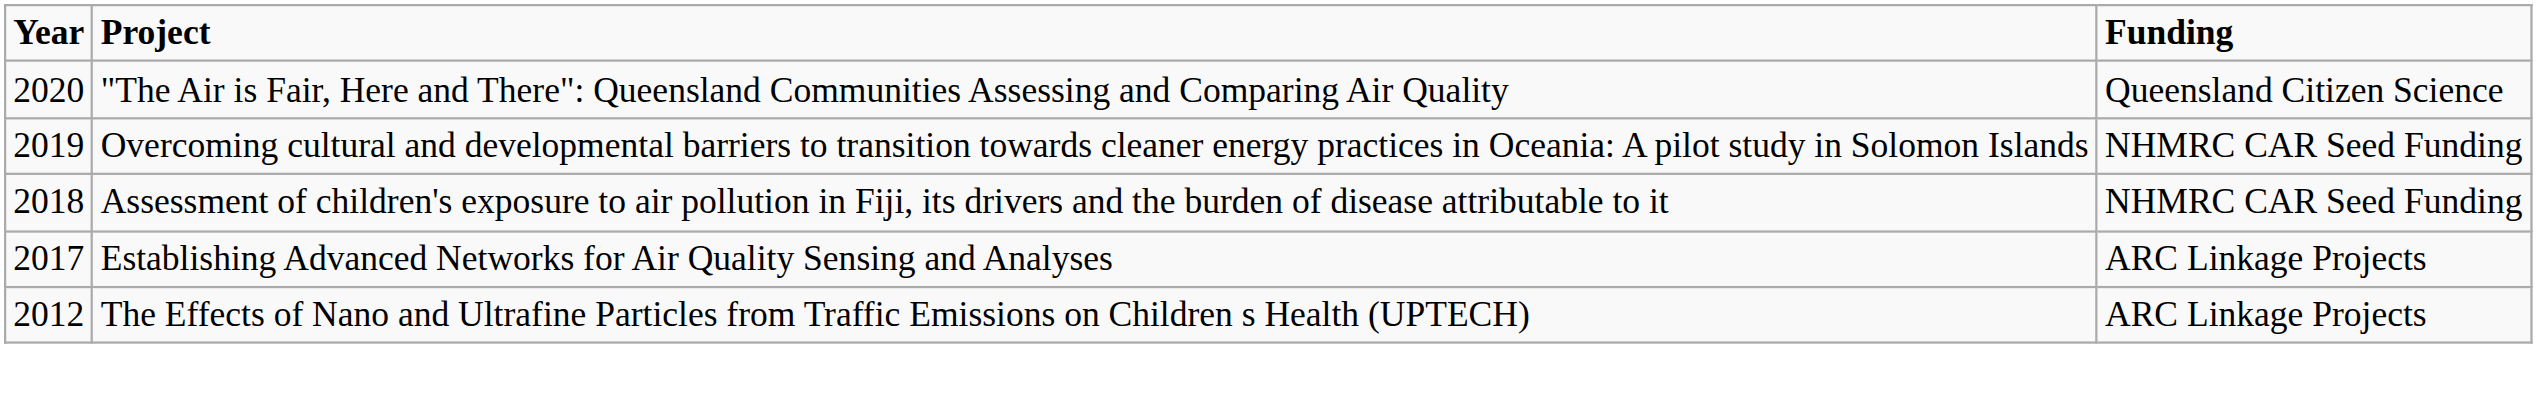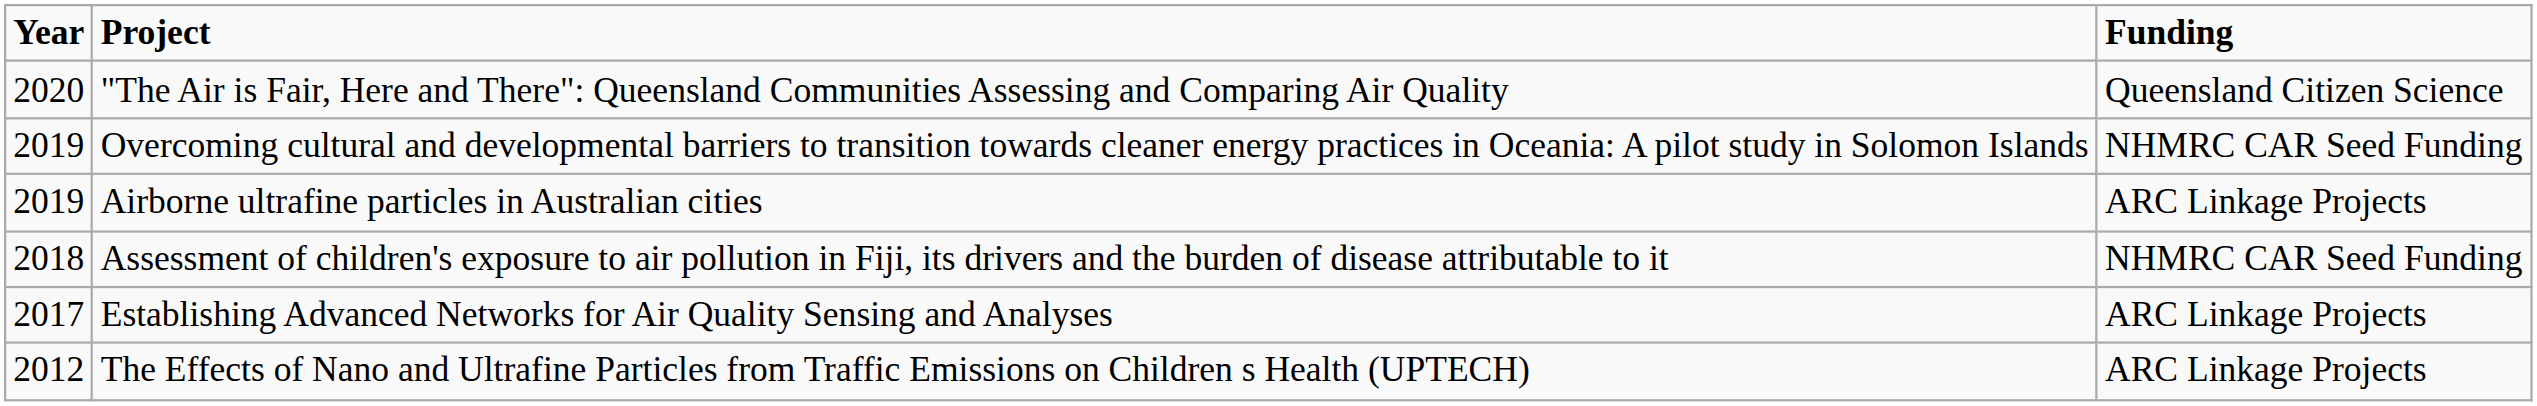+ row: (432, 201)
